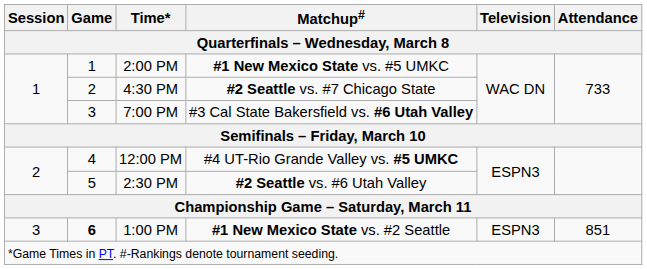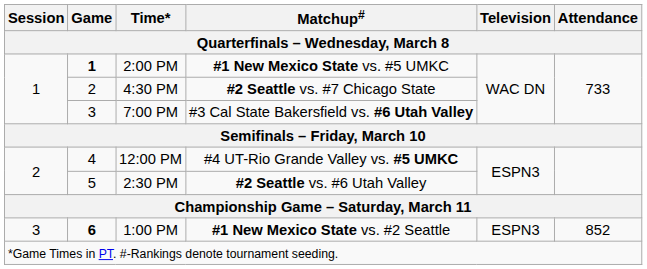(92, 66) normal -> (92, 66) bold
(598, 229) 851 -> (598, 229) 852
